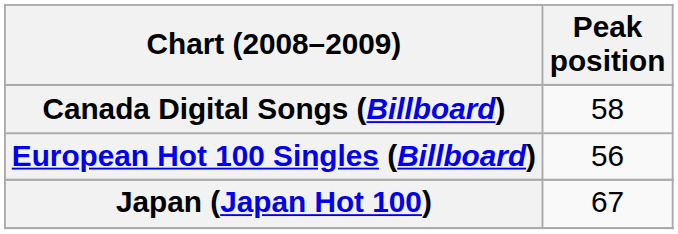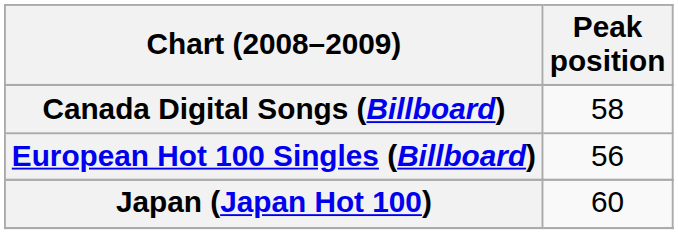(608, 203) 67 -> (608, 203) 60
